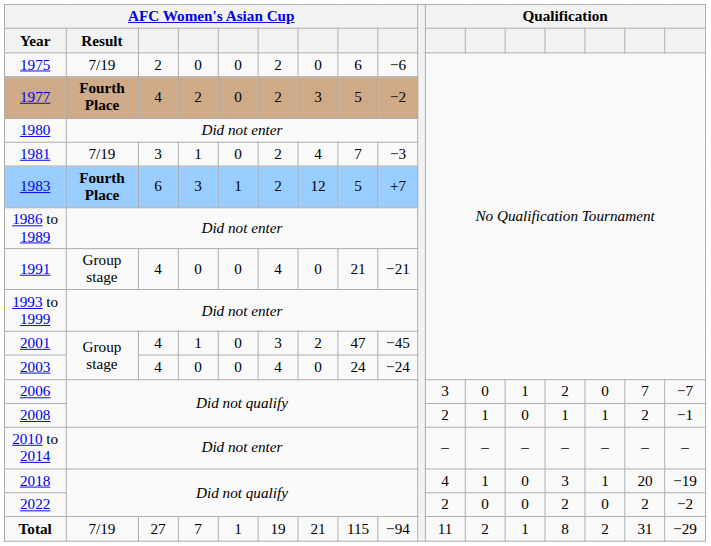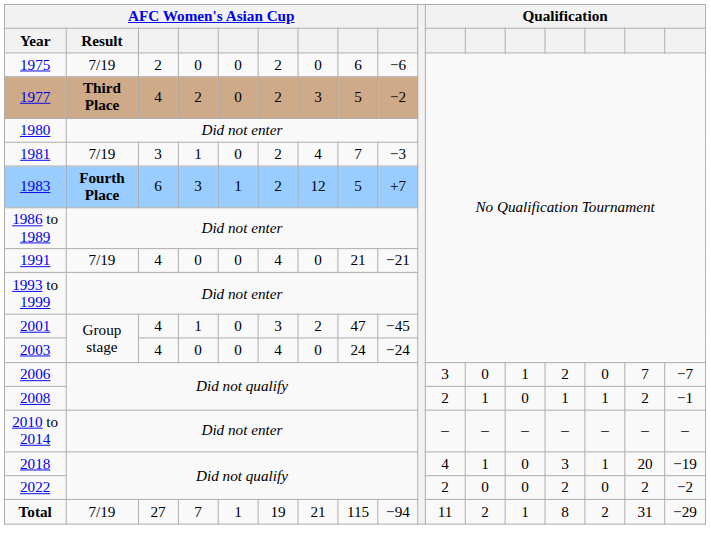(102, 97) Fourth Place -> (102, 97) Third Place
(102, 269) Group stage -> (102, 260) 7/19
